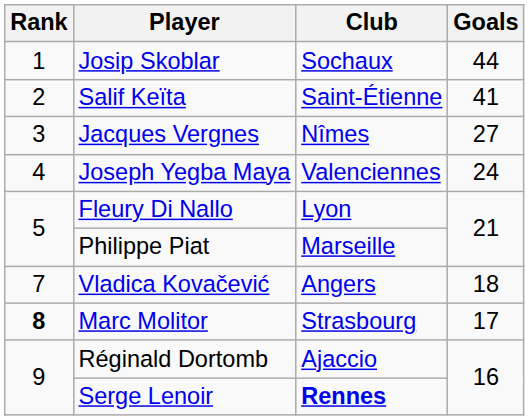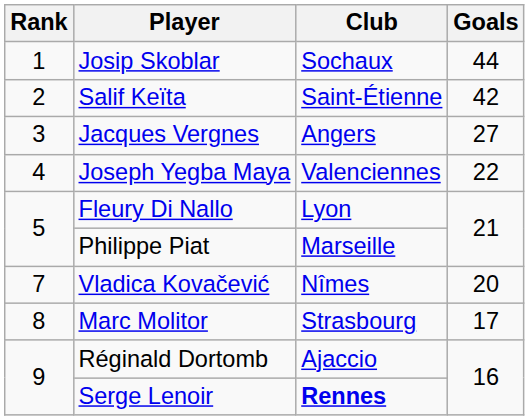(486, 97) 41 -> (486, 97) 42
(335, 135) Nîmes -> (338, 135) Angers
(486, 172) 24 -> (486, 172) 22
(338, 284) Angers -> (335, 284) Nîmes
(486, 284) 18 -> (486, 284) 20
(39, 321) bold -> (39, 321) normal
